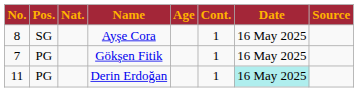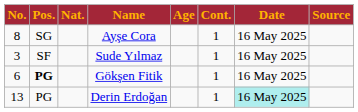+ row: (129, 55)
(17, 55) 7 -> (17, 76) 6
(44, 55) normal -> (44, 76) bold
(17, 76) 11 -> (17, 96) 13
